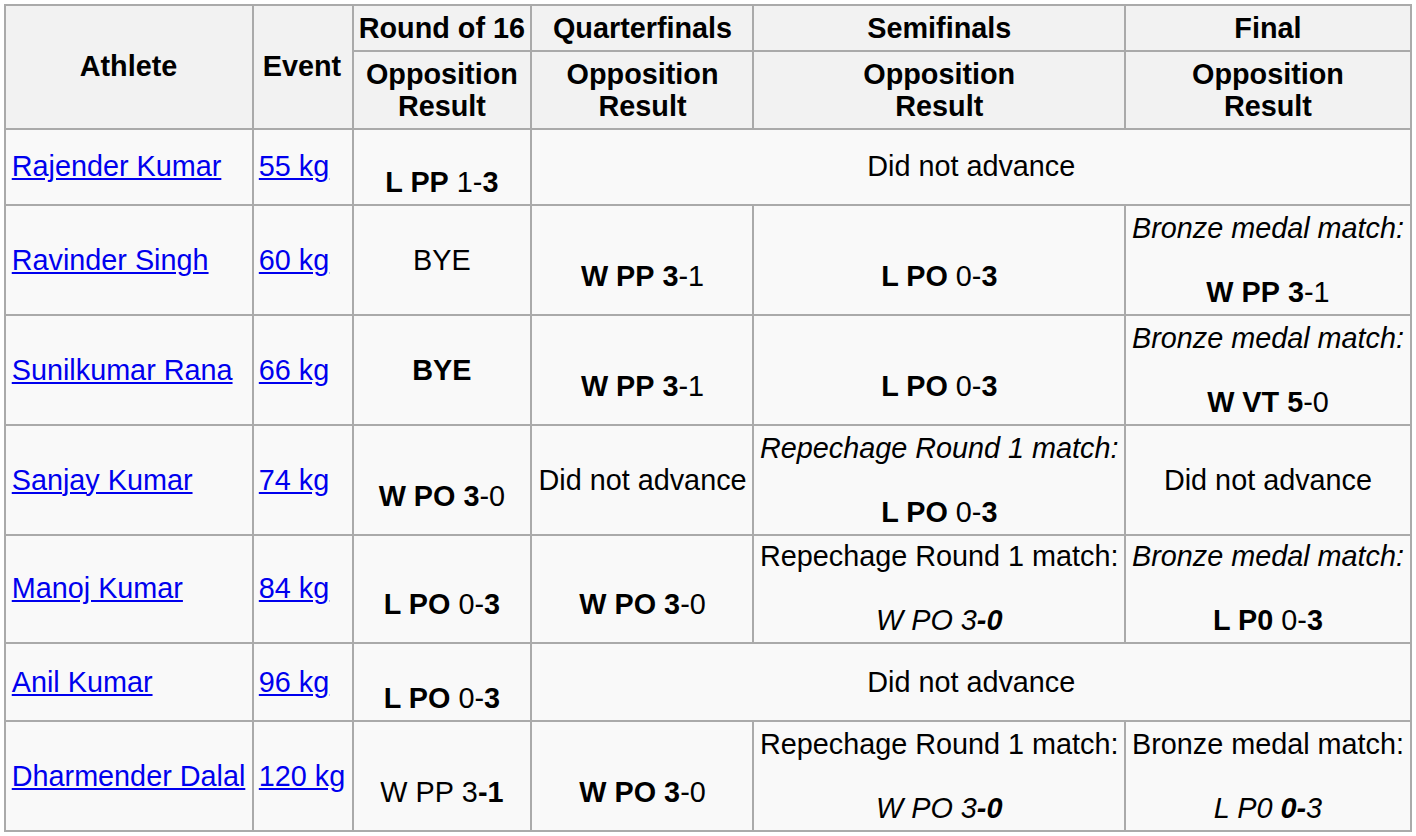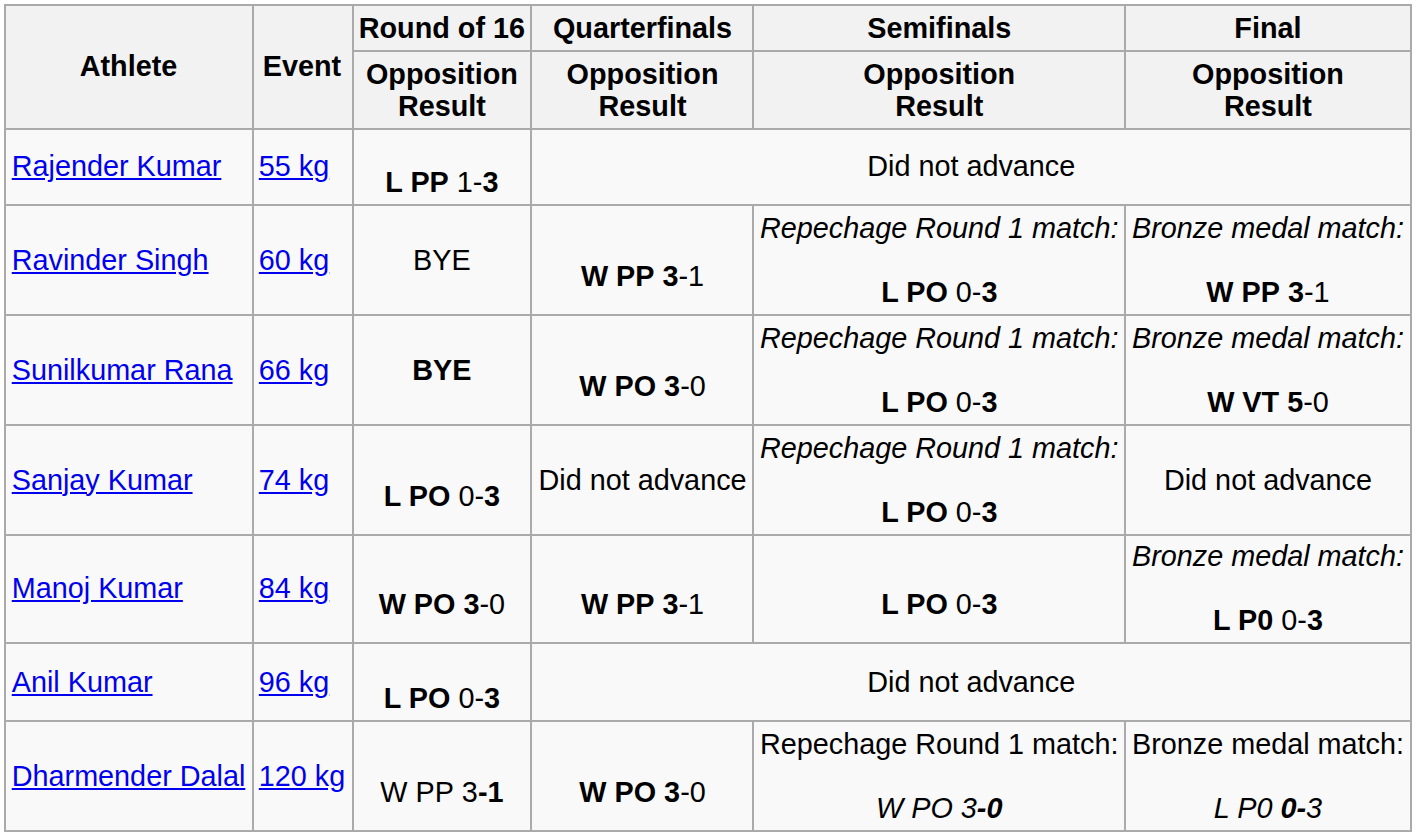(939, 277) L PO 0-3 -> (939, 261) Repechage Round 1 match: L PO 0-3
(643, 386) W PP 3-1 -> (643, 386) W PO 3-0
(939, 386) L PO 0-3 -> (939, 370) Repechage Round 1 match: L PO 0-3
(442, 496) W PO 3-0 -> (442, 496) L PO 0-3
(442, 605) L PO 0-3 -> (442, 605) W PO 3-0
(643, 605) W PO 3-0 -> (643, 605) W PP 3-1
(939, 589) Repechage Round 1 match: W PO 3-0 -> (939, 605) L PO 0-3
